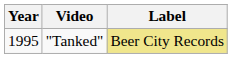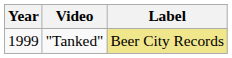(23, 41) 1995 -> (23, 41) 1999
